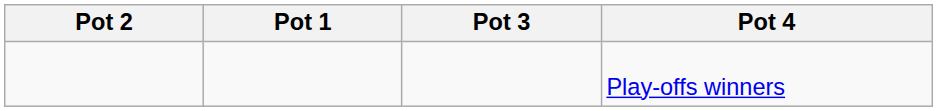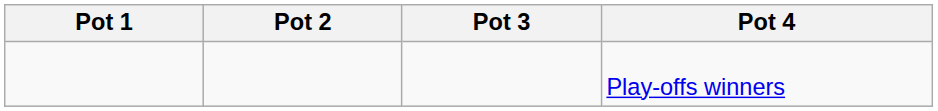columns swapped: (303, 23) <-> (104, 23)
